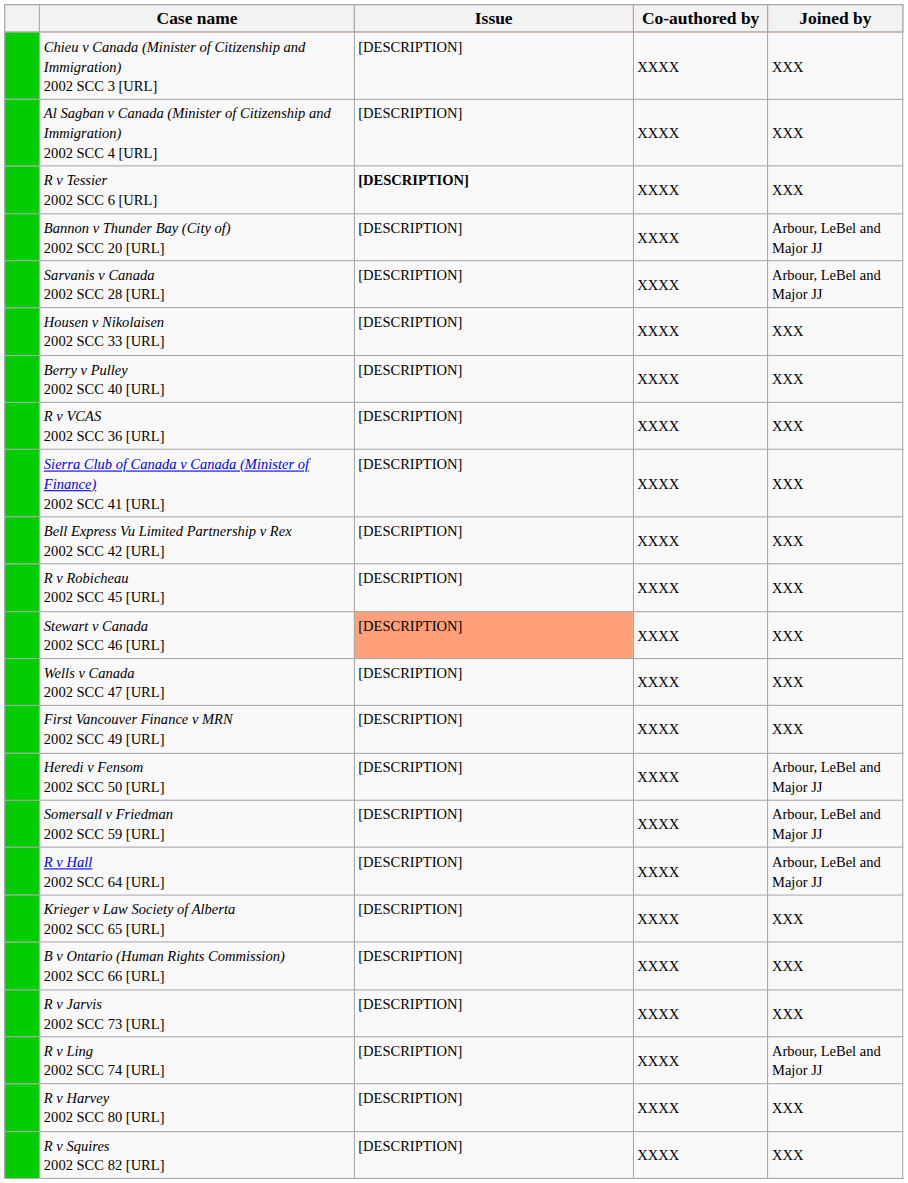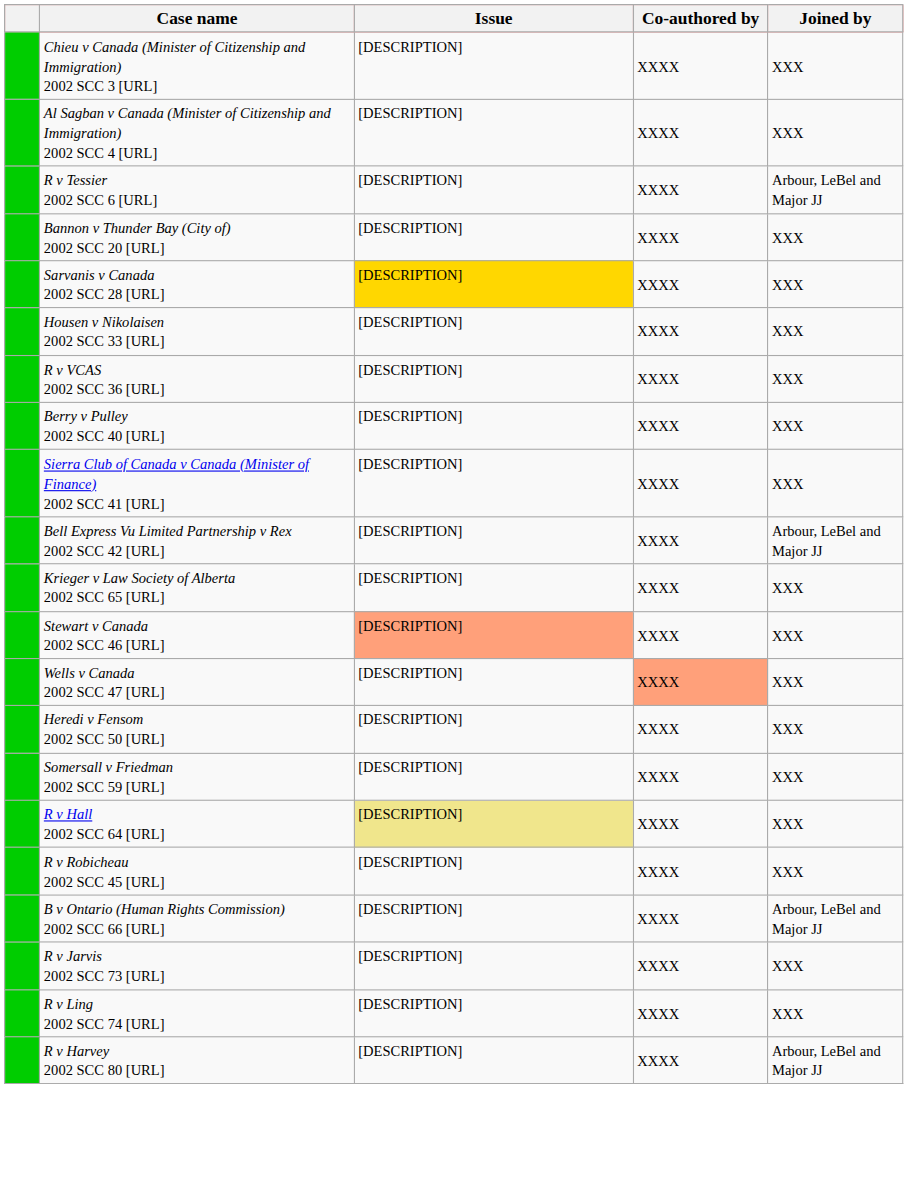(413, 179) bold -> (410, 180) normal
(788, 190) XXX -> (826, 190) Arbour, LeBel and Major JJ
(826, 237) Arbour, LeBel and Major JJ -> (788, 237) XXX
(410, 275) no background -> (410, 275) gold background
(826, 285) Arbour, LeBel and Major JJ -> (788, 285) XXX
rows swapped: (104, 427) <-> (104, 379)
(788, 541) XXX -> (826, 541) Arbour, LeBel and Major JJ
rows swapped: (104, 588) <-> (140, 919)
(658, 683) no background -> (658, 683) lightsalmon background
- row: (138, 730)
(826, 777) Arbour, LeBel and Major JJ -> (788, 730) XXX
(826, 824) Arbour, LeBel and Major JJ -> (788, 777) XXX
(410, 862) no background -> (410, 815) khaki background
(826, 872) Arbour, LeBel and Major JJ -> (788, 824) XXX
(788, 966) XXX -> (826, 919) Arbour, LeBel and Major JJ
(826, 1061) Arbour, LeBel and Major JJ -> (788, 1014) XXX
(788, 1108) XXX -> (826, 1061) Arbour, LeBel and Major JJ
- row: (104, 1155)
